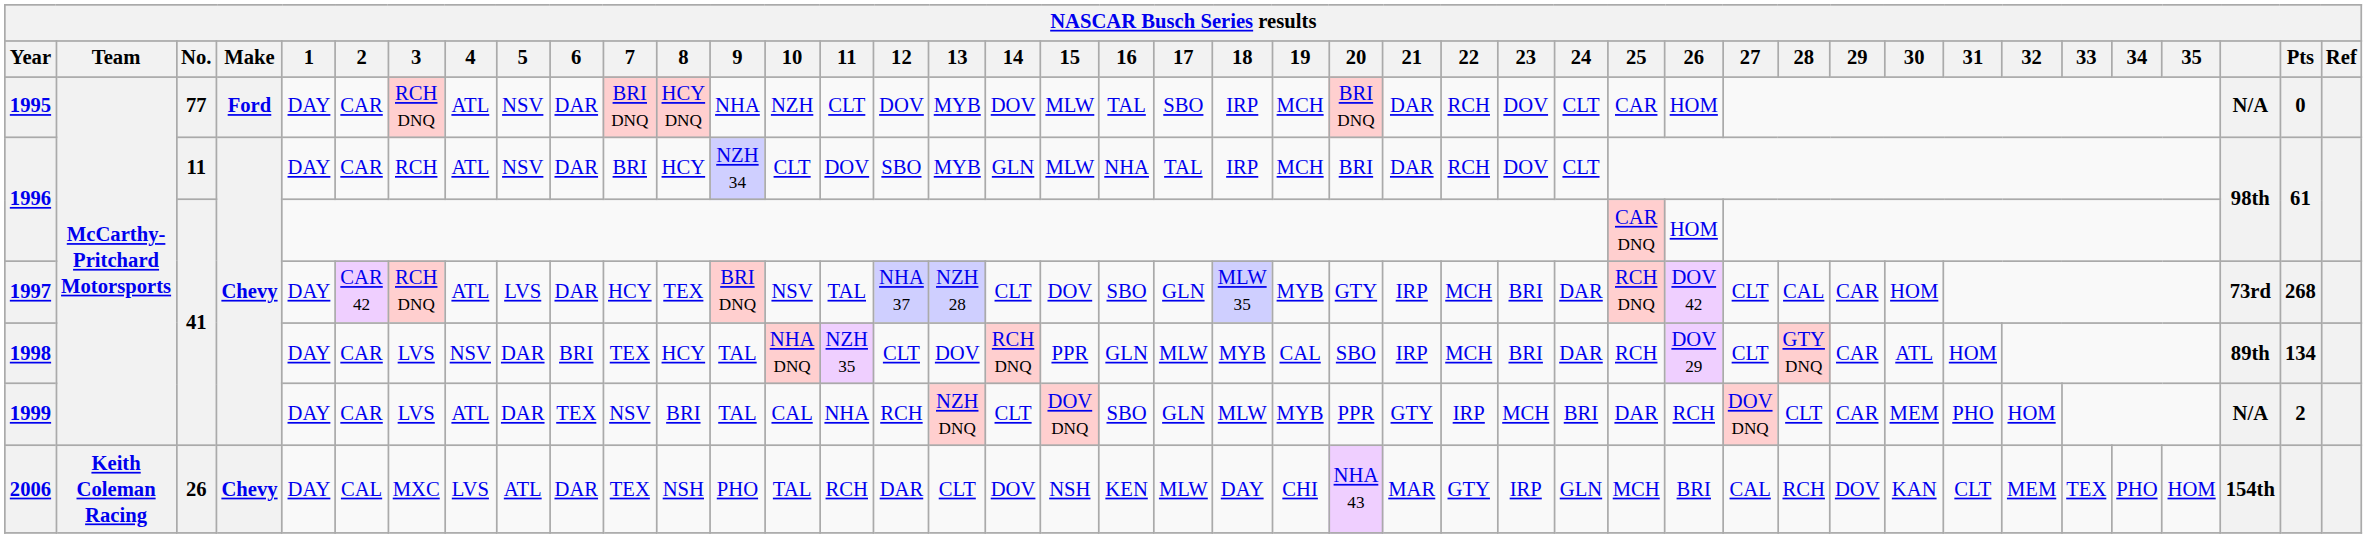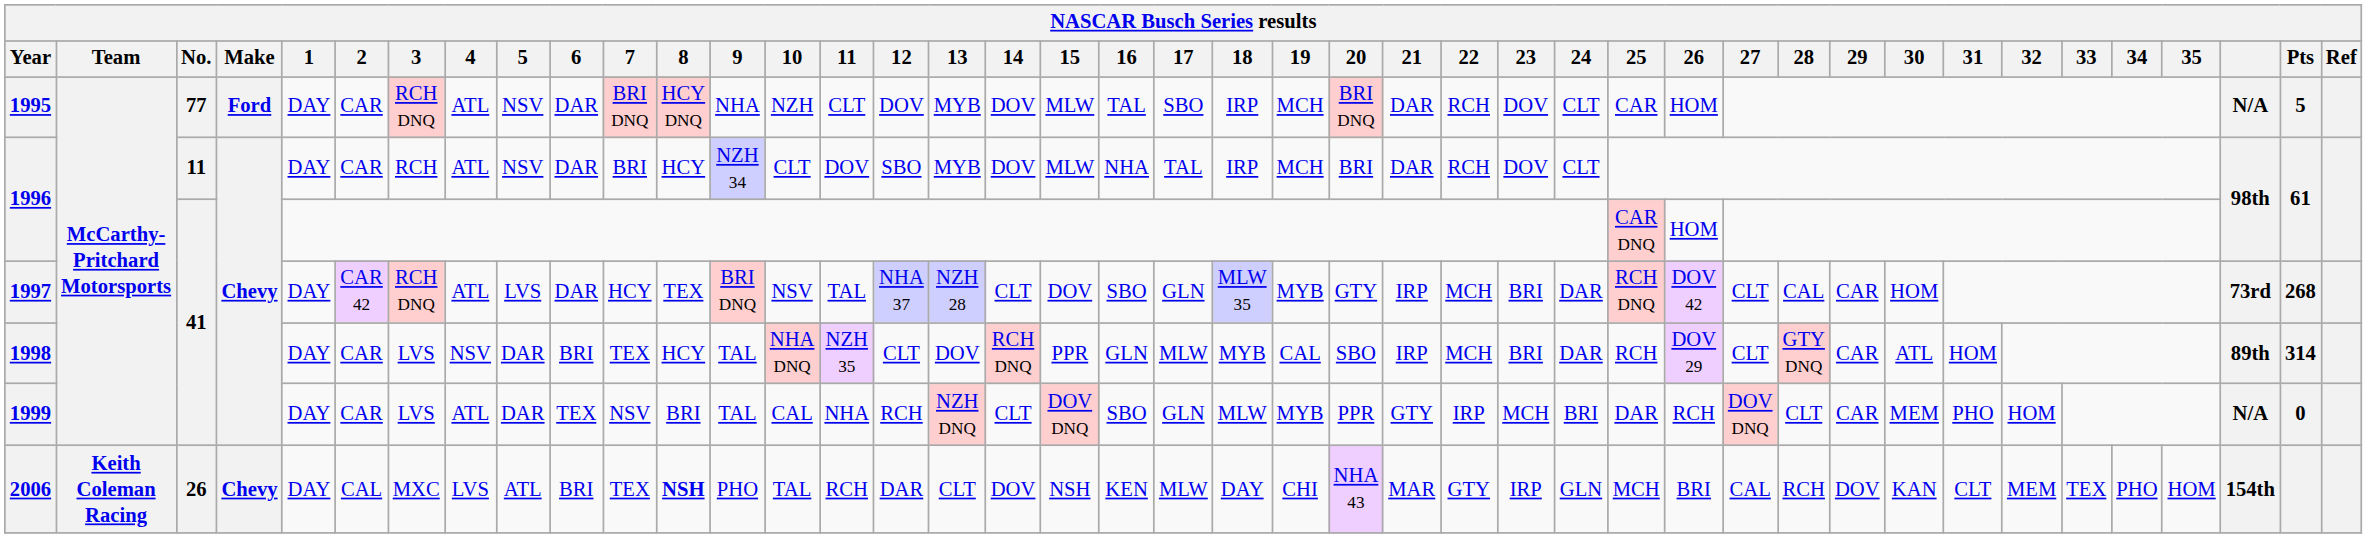(2300, 106) 0 -> (2300, 106) 5
(1013, 168) GLN -> (1013, 168) DOV
(2300, 352) 134 -> (2300, 352) 314
(2300, 414) 2 -> (2300, 414) 0
(576, 488) DAR -> (576, 488) BRI
(683, 488) normal -> (683, 488) bold
